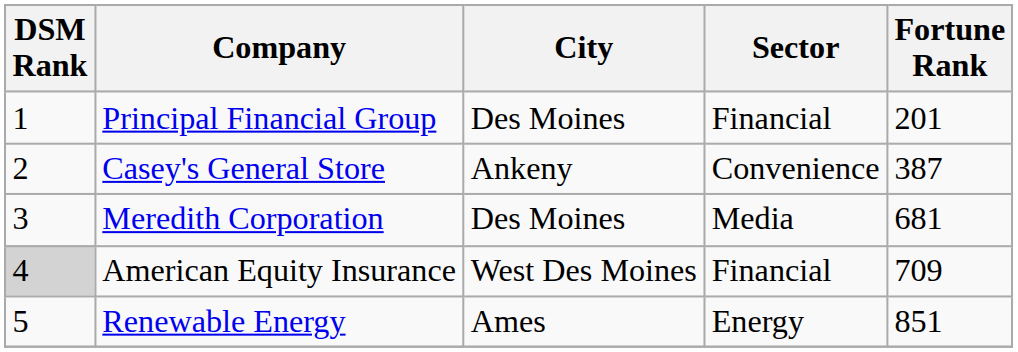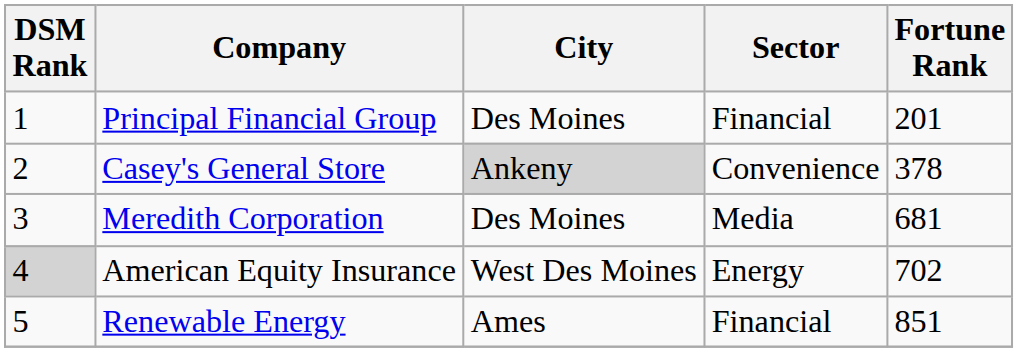(522, 168) no background -> (522, 168) lightgrey background
(919, 168) 387 -> (919, 168) 378
(772, 270) Financial -> (758, 270) Energy
(919, 270) 709 -> (919, 270) 702
(758, 321) Energy -> (772, 321) Financial
